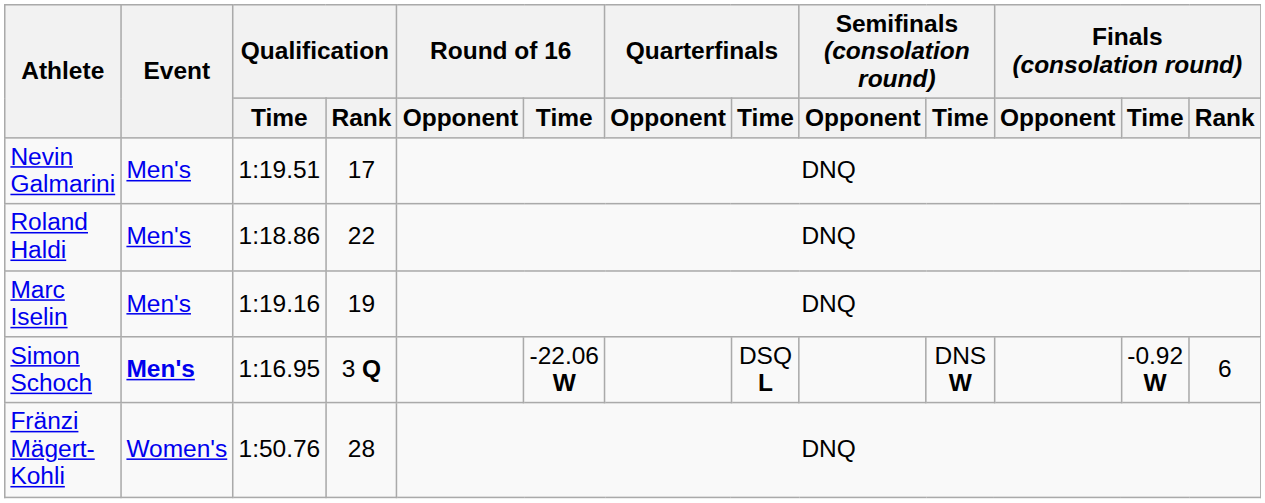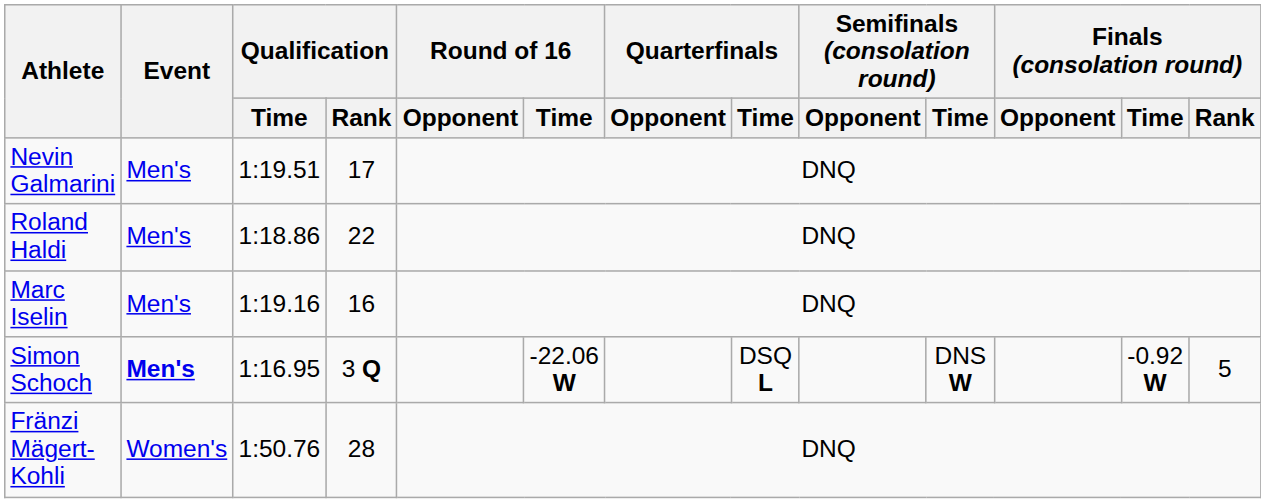(361, 303) 19 -> (361, 303) 16
(1225, 369) 6 -> (1225, 369) 5
